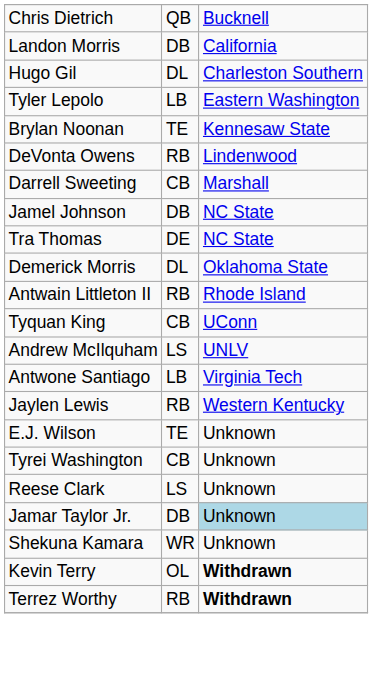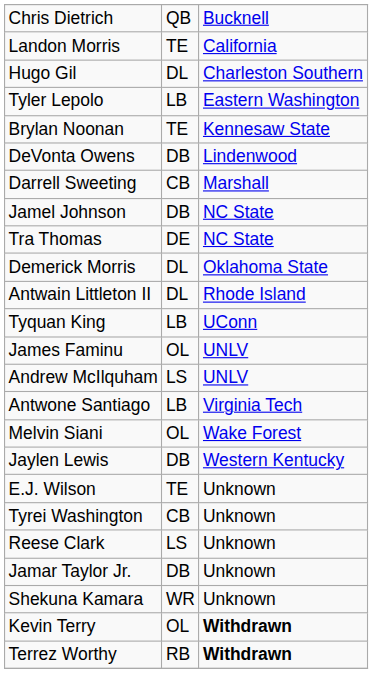(178, 45) DB -> (177, 45) TE
(178, 156) RB -> (178, 156) DB
(178, 294) RB -> (177, 294) DL
(178, 322) CB -> (177, 322) LB
+ row: (66, 350)
+ row: (56, 433)
(178, 405) RB -> (178, 460) DB
(239, 516) lightblue background -> (239, 571) no background
